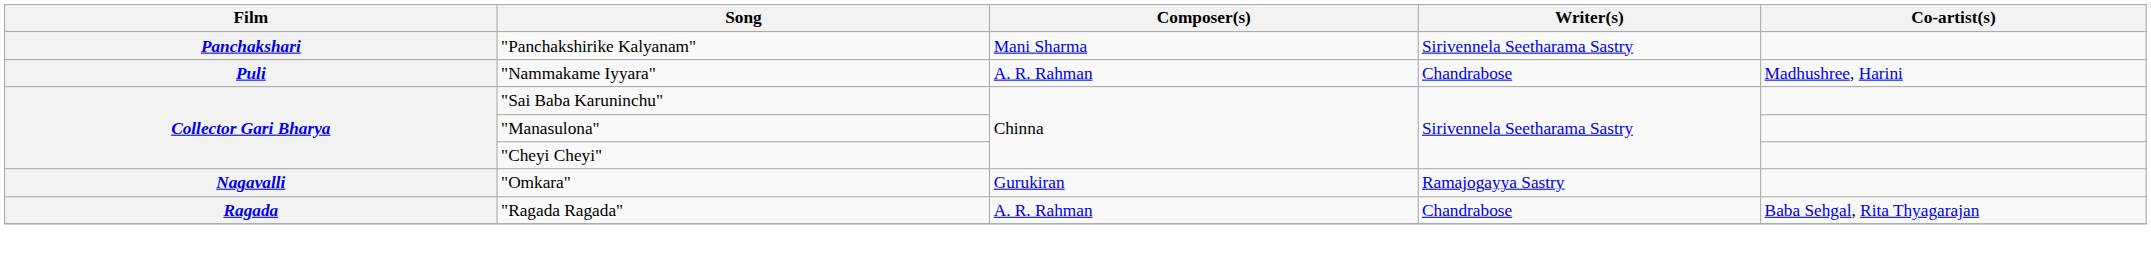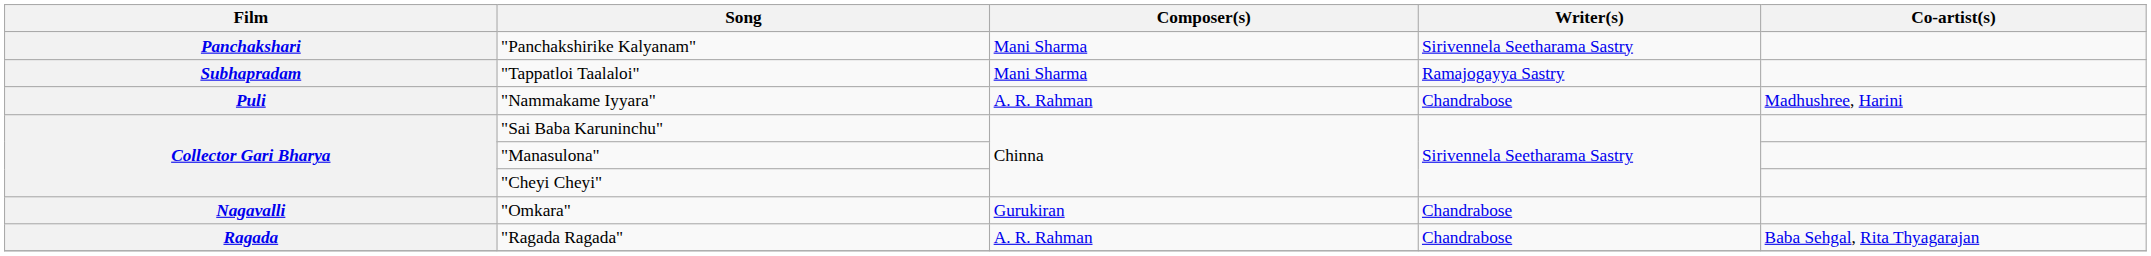+ row: (570, 73)
(1493, 182) Ramajogayya Sastry -> (1467, 210) Chandrabose
